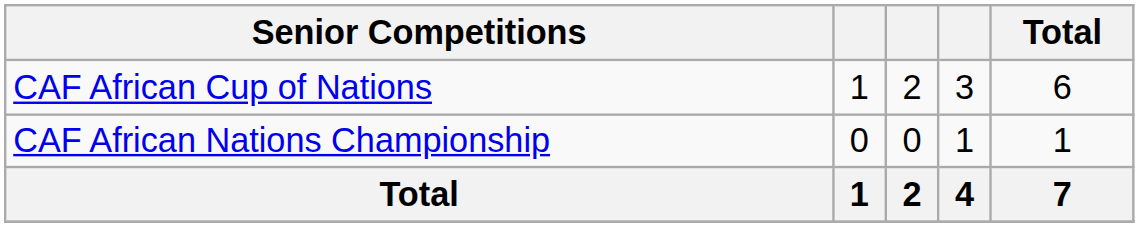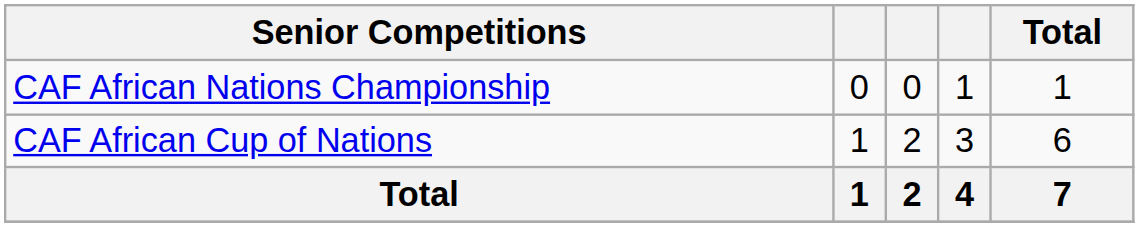rows swapped: (223, 87) <-> (282, 141)
